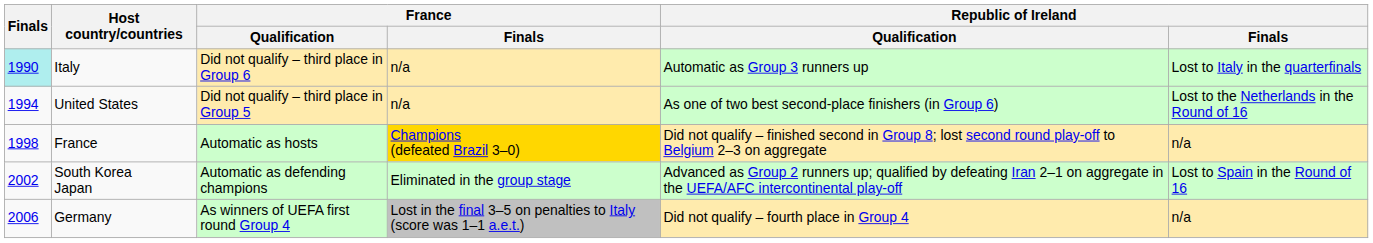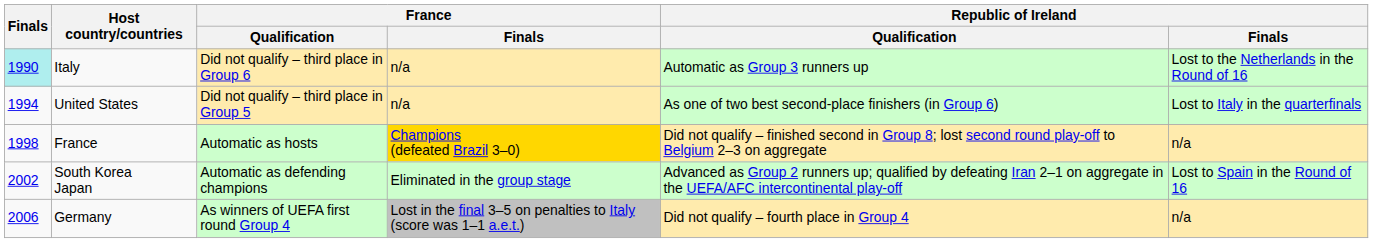(1266, 67) Lost to Italy in the quarterfinals -> (1263, 67) Lost to the Netherlands in the Round of 16
(1263, 105) Lost to the Netherlands in the Round of 16 -> (1266, 105) Lost to Italy in the quarterfinals
